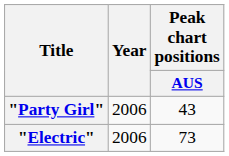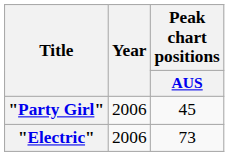(187, 110) 43 -> (187, 110) 45
